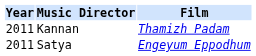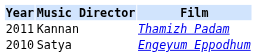(20, 45) 2011 -> (20, 45) 2010
